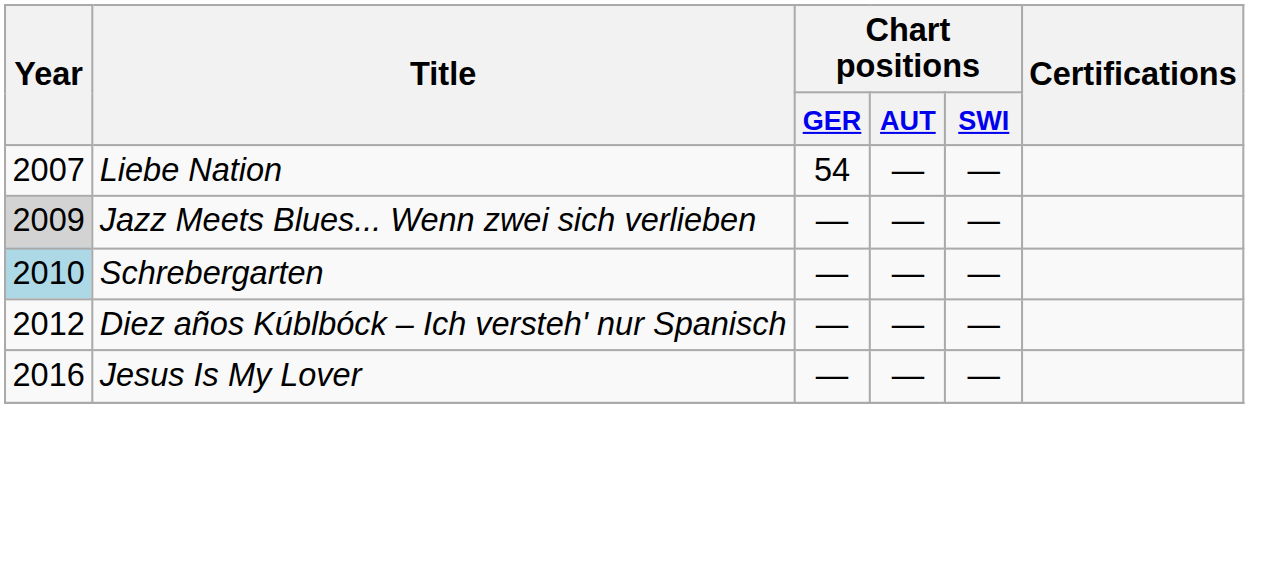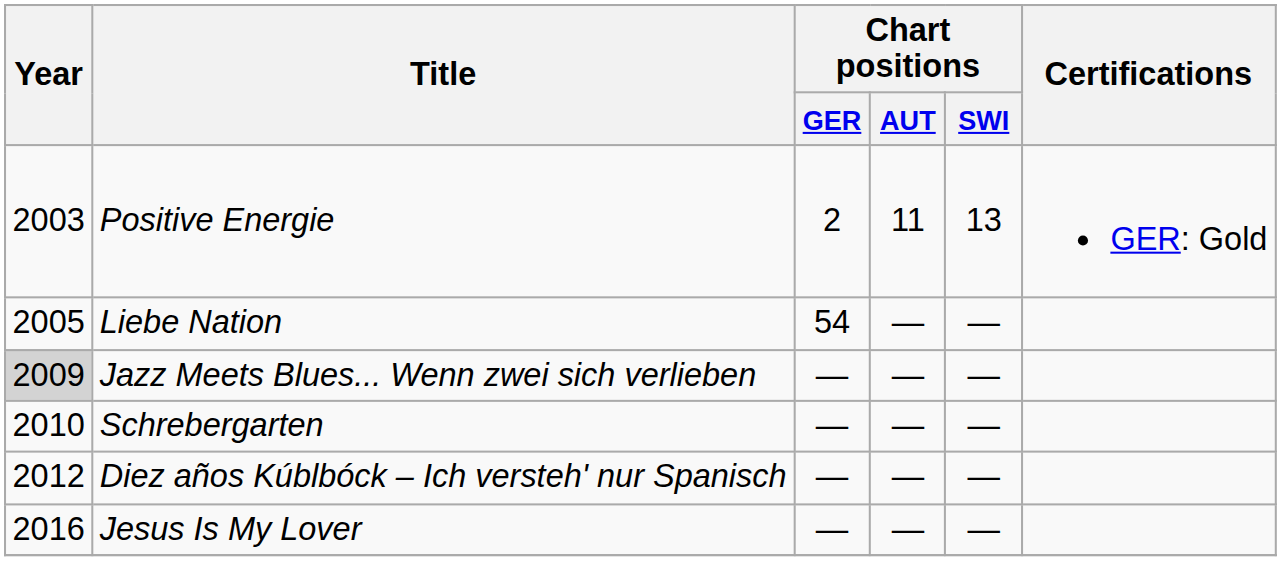+ row: (217, 220)
(49, 169) 2007 -> (49, 322) 2005
(49, 272) lightblue background -> (49, 425) no background
